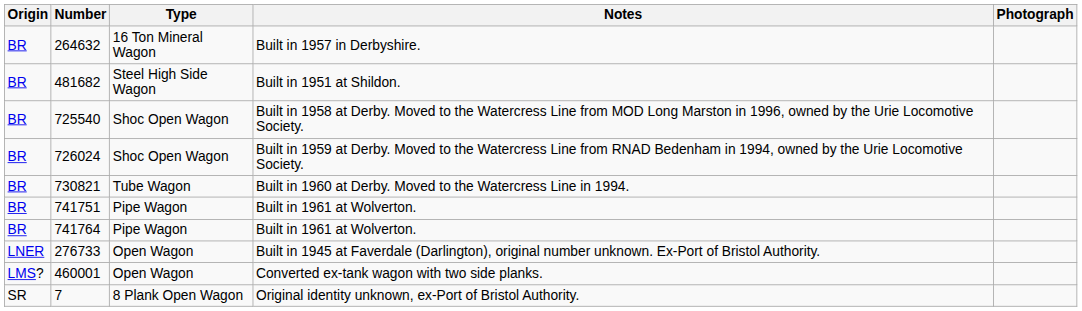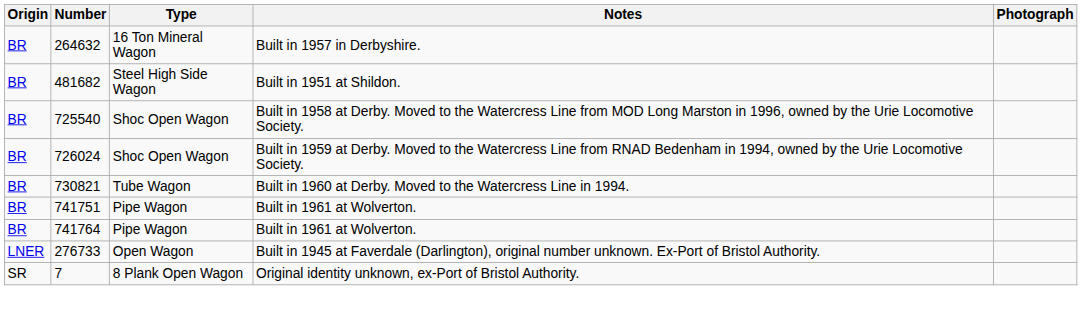- row: (77, 273)
